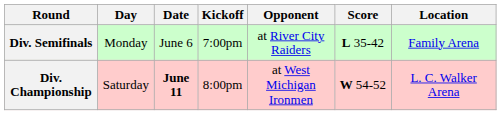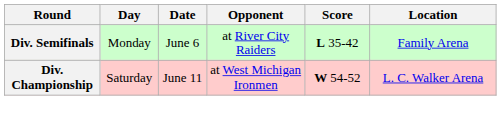- column: (223, 14)
(176, 85) bold -> (183, 77) normal
